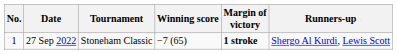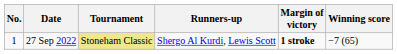columns swapped: (188, 18) <-> (331, 18)
(117, 41) no background -> (117, 41) khaki background
